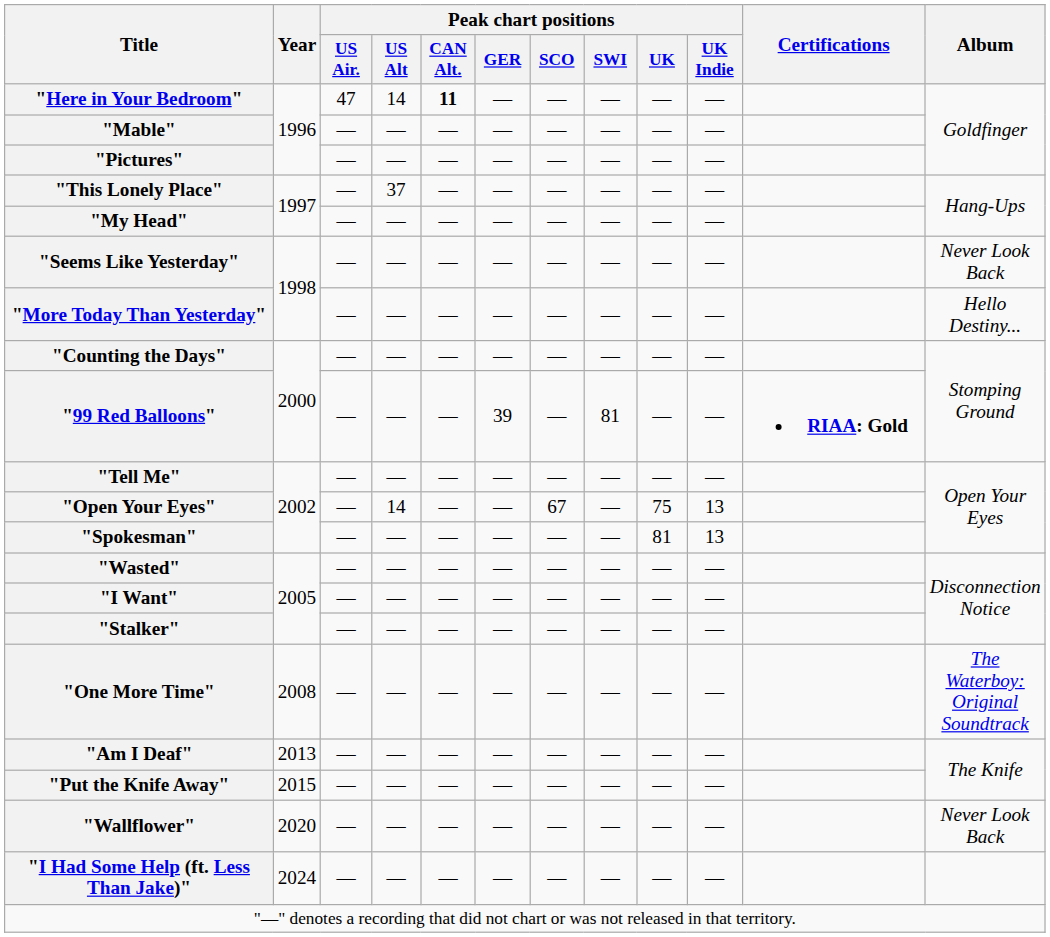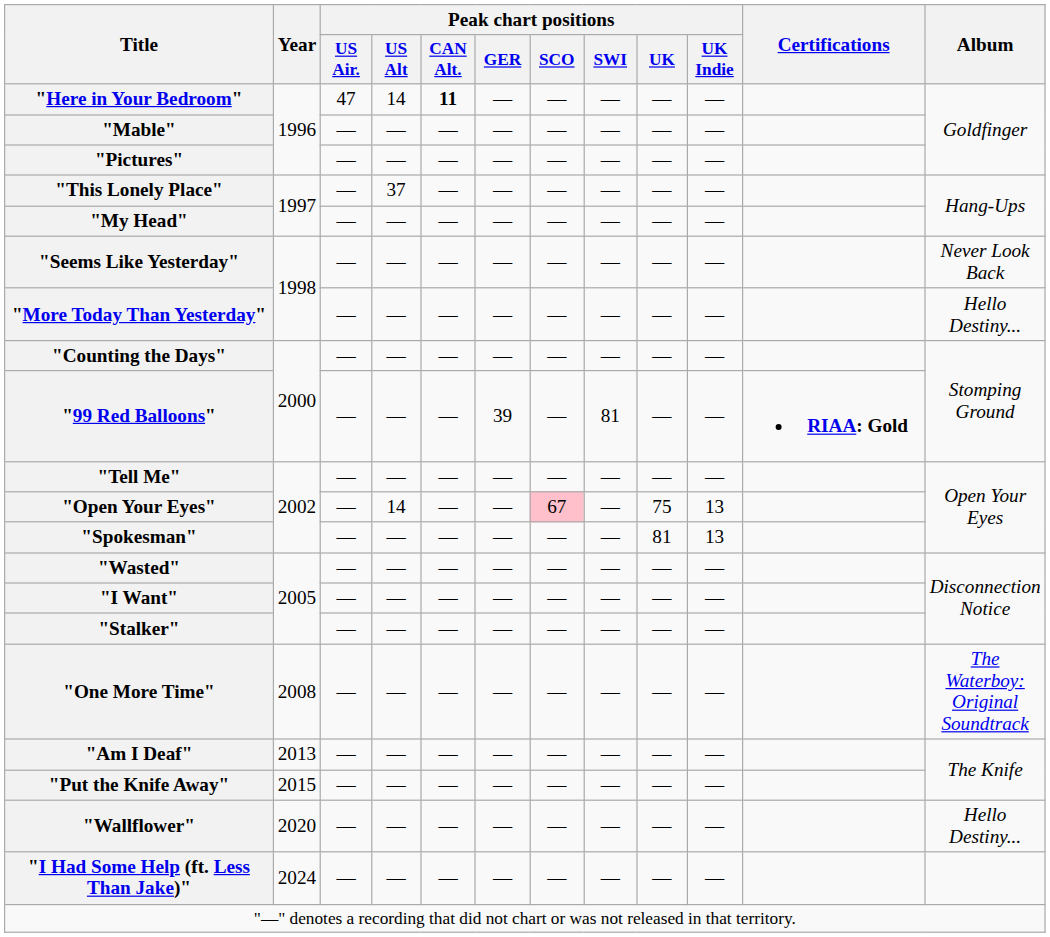(557, 506) no background -> (557, 506) pink background
(985, 825) Never Look Back -> (985, 825) Hello Destiny...
